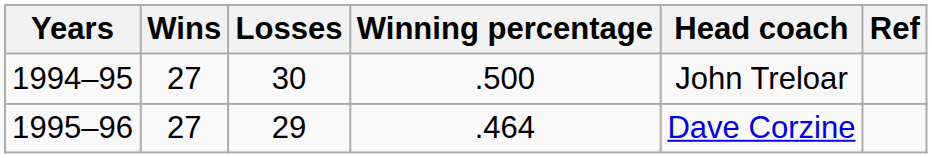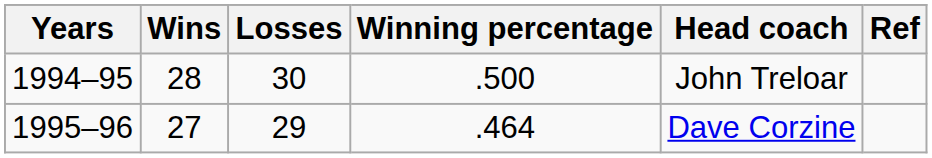(184, 78) 27 -> (184, 78) 28
